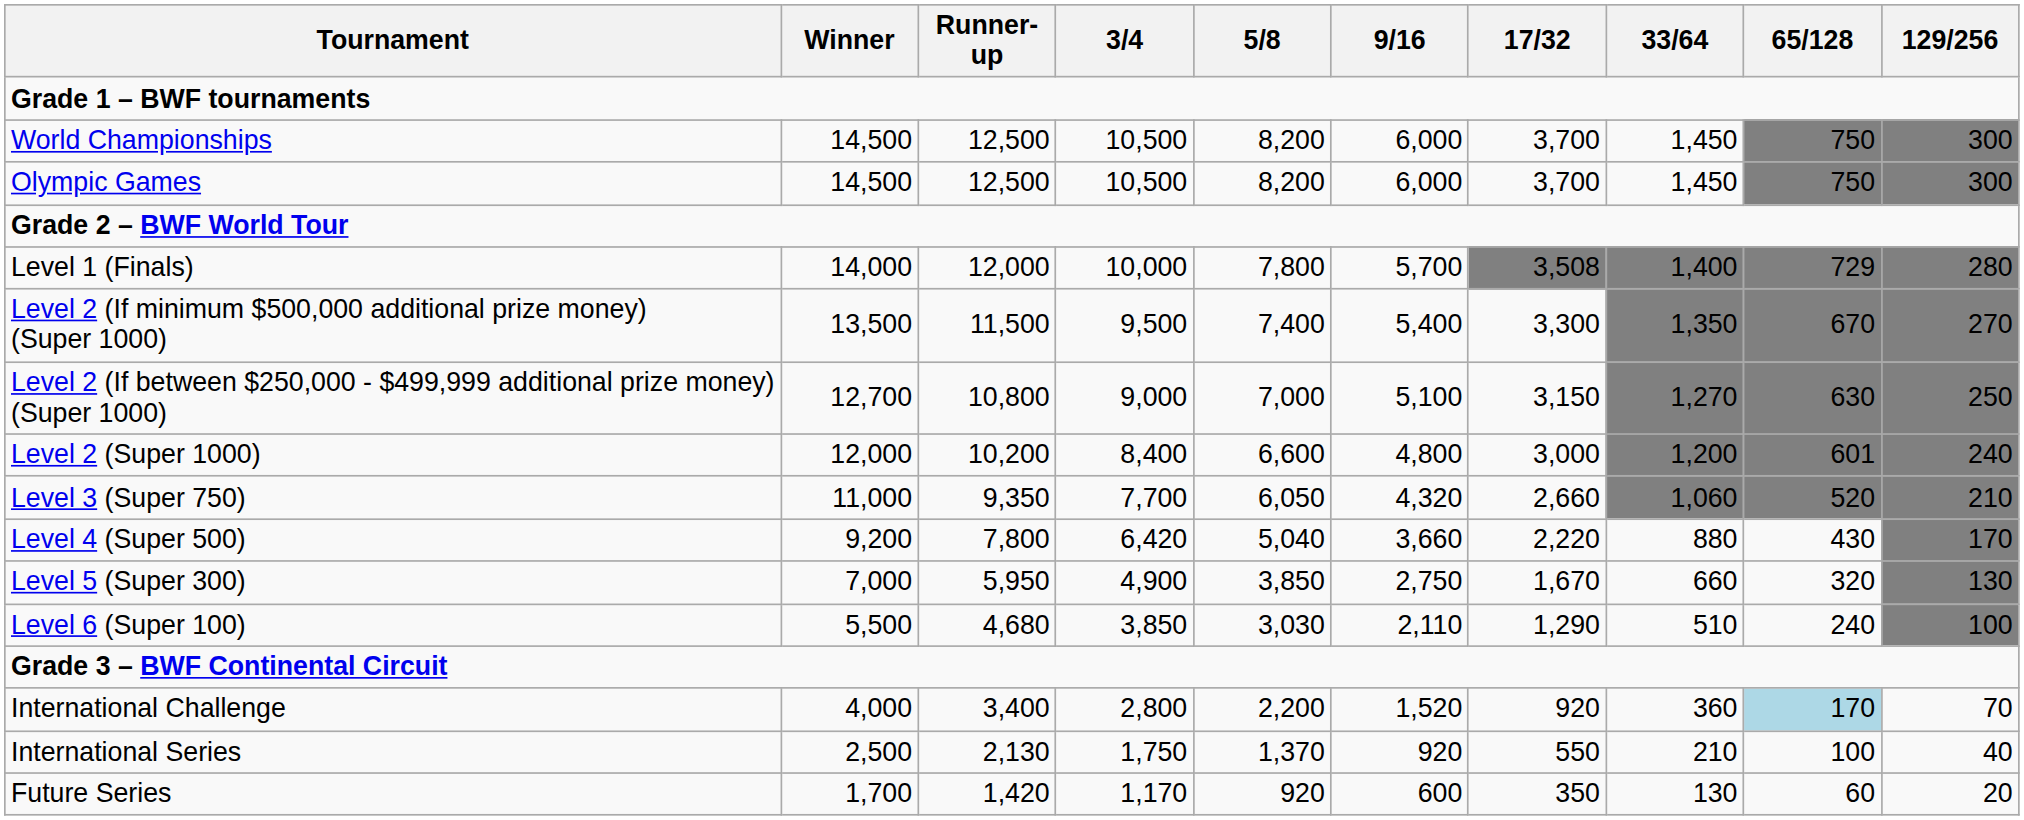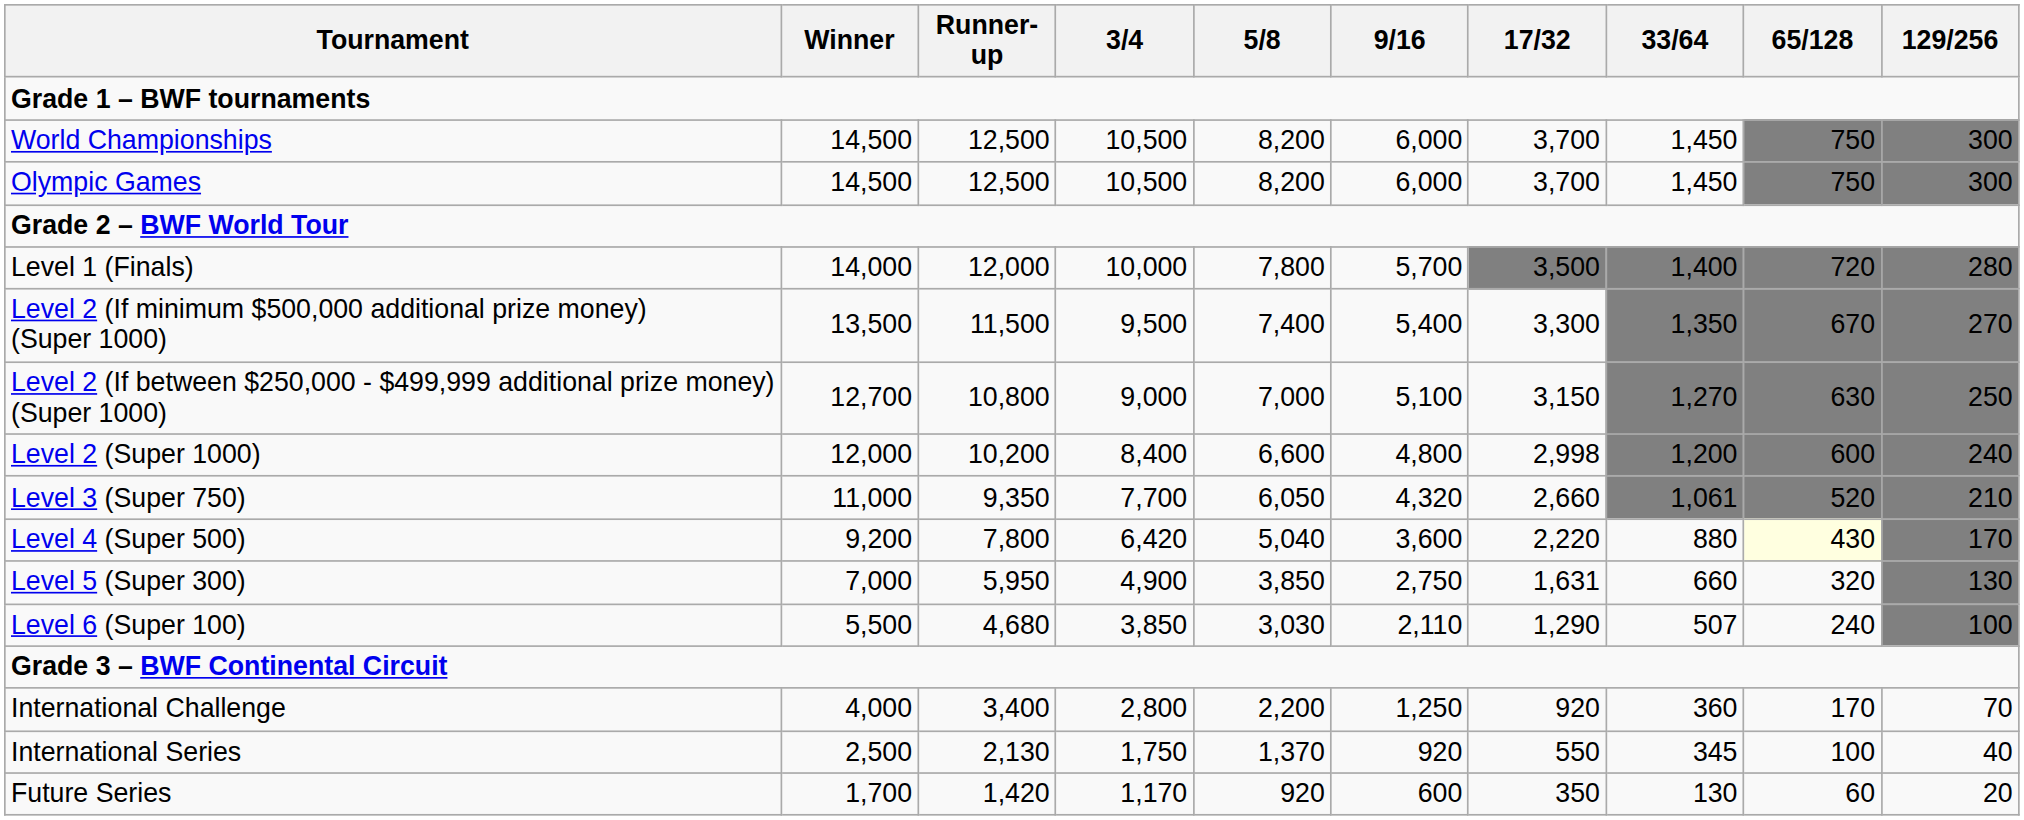(1566, 267) 3,508 -> (1566, 267) 3,500
(1853, 267) 729 -> (1853, 267) 720
(1566, 454) 3,000 -> (1566, 454) 2,998
(1853, 454) 601 -> (1853, 454) 600
(1704, 497) 1,060 -> (1704, 497) 1,061
(1429, 539) 3,660 -> (1429, 539) 3,600
(1853, 539) no background -> (1853, 539) lightyellow background
(1566, 582) 1,670 -> (1566, 582) 1,631
(1715, 624) 510 -> (1715, 624) 507
(1429, 709) 1,520 -> (1429, 709) 1,250
(1853, 709) lightblue background -> (1853, 709) no background
(1715, 751) 210 -> (1715, 751) 345
